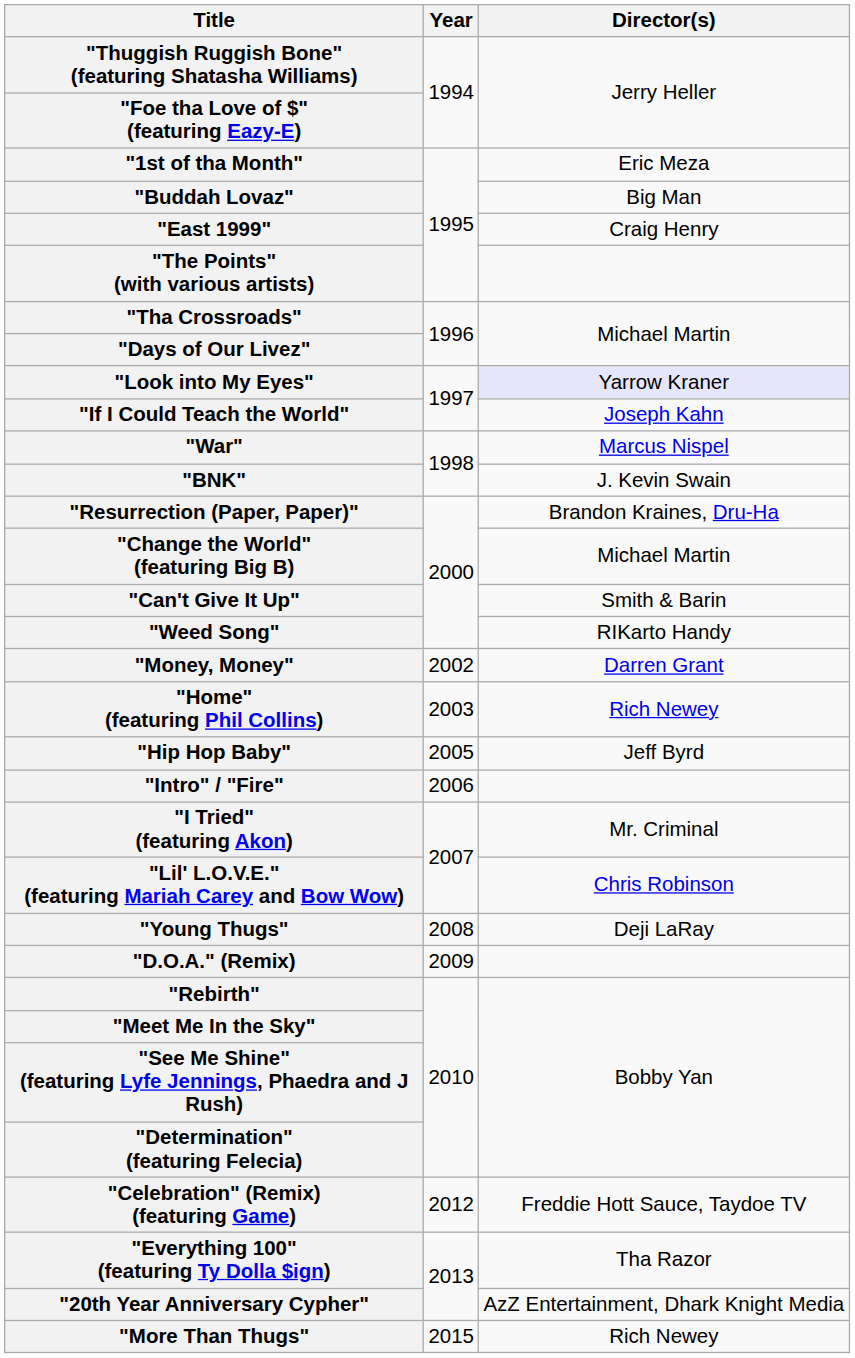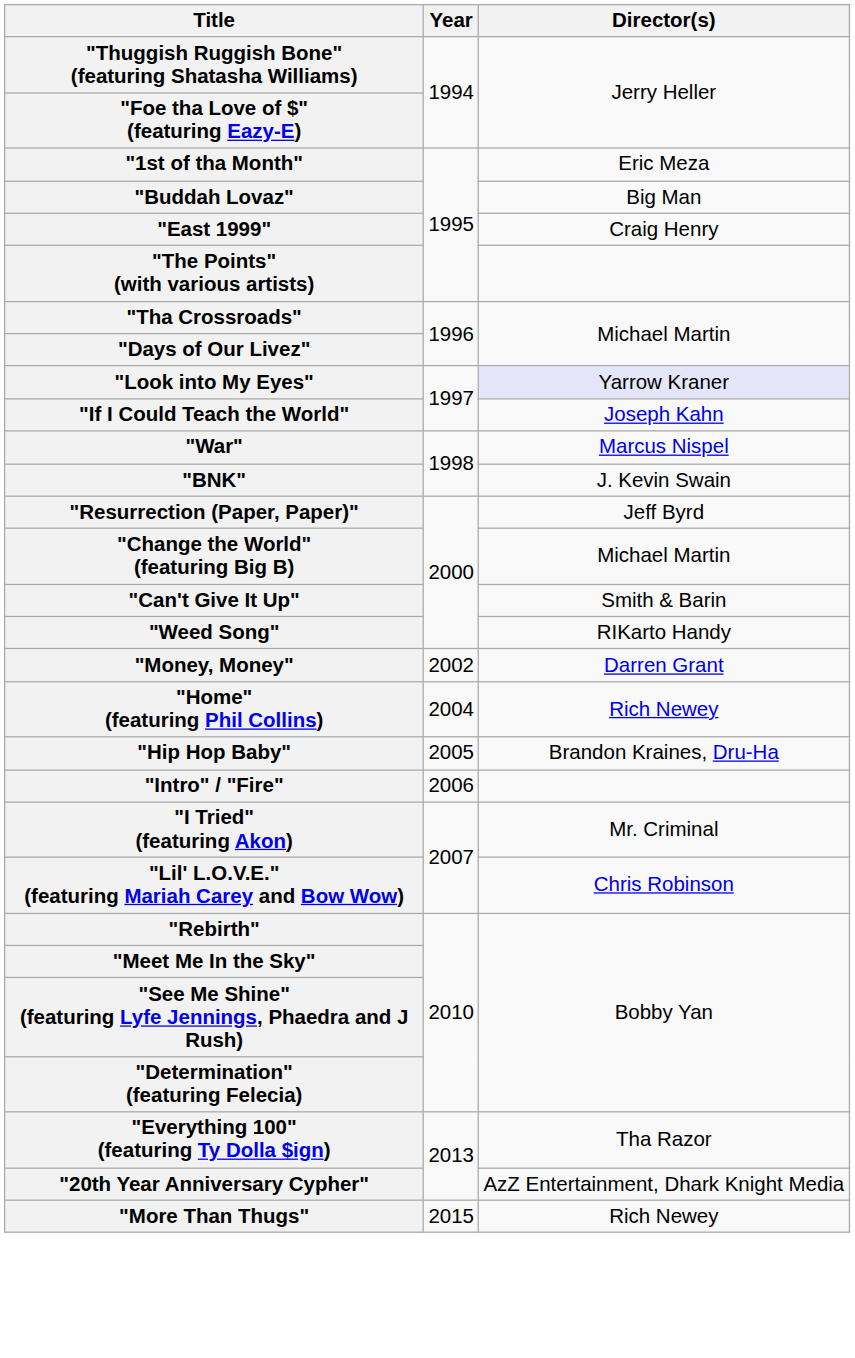(664, 512) Brandon Kraines, Dru-Ha -> (664, 512) Jeff Byrd
(451, 709) 2003 -> (451, 709) 2004
(664, 753) Jeff Byrd -> (664, 753) Brandon Kraines, Dru-Ha
- row: (214, 929)
- row: (214, 961)
- row: (214, 1204)
